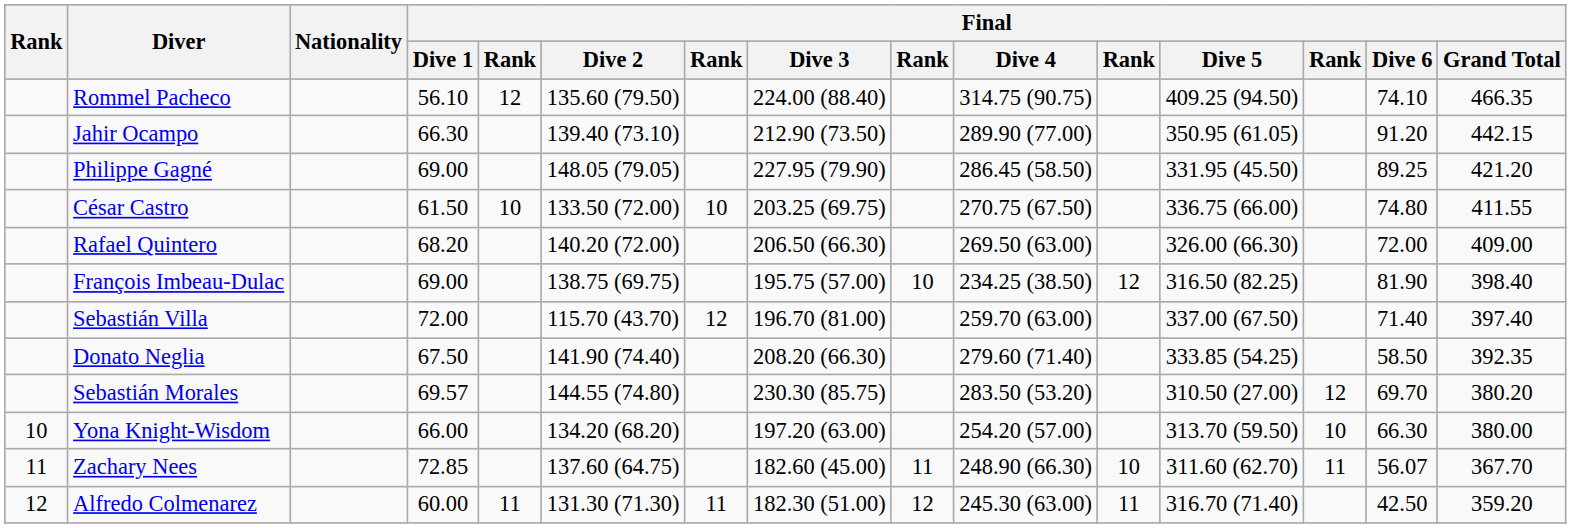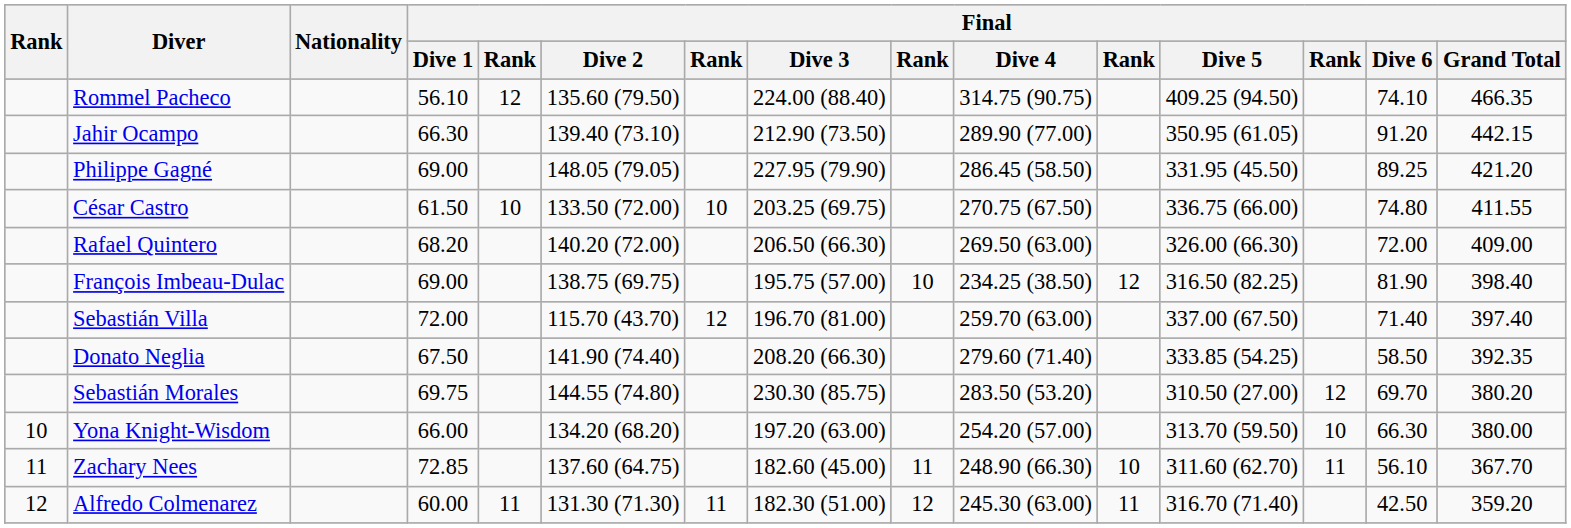(443, 392) 69.57 -> (443, 392) 69.75
(1402, 466) 56.07 -> (1402, 466) 56.10
